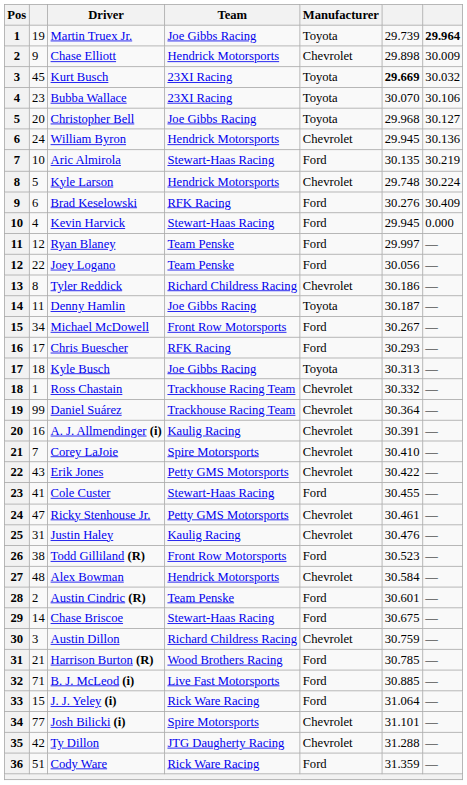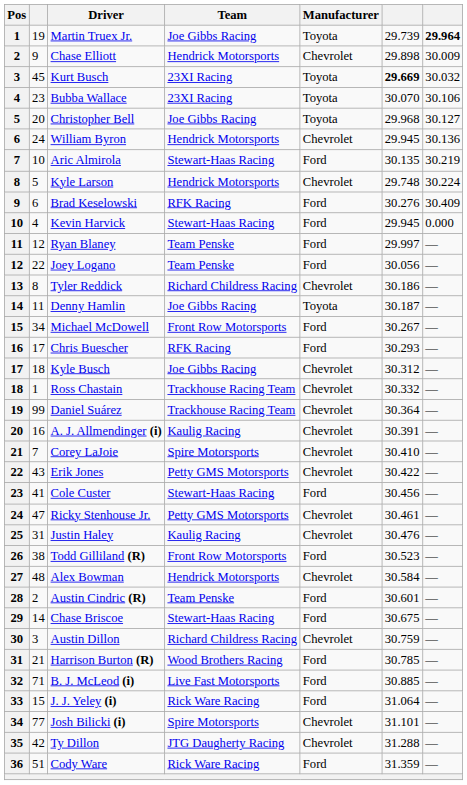(320, 368) Toyota -> (328, 368) Chevrolet
(402, 368) 30.313 -> (402, 368) 30.312
(402, 493) 30.455 -> (402, 493) 30.456
